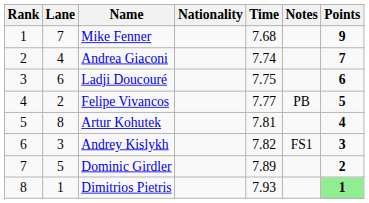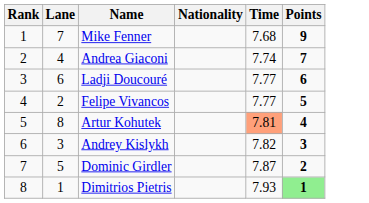- column: (302, 15)
(264, 79) 7.75 -> (264, 79) 7.77
(264, 123) no background -> (264, 123) lightsalmon background
(264, 166) 7.89 -> (264, 166) 7.87
